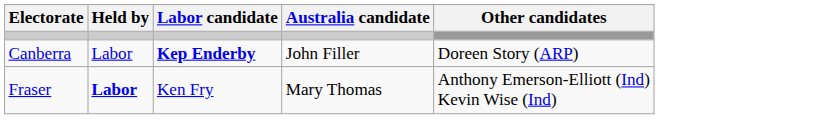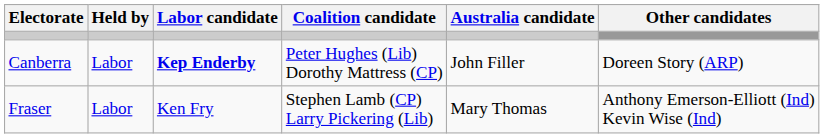+ column: (364, 18)
(114, 89) bold -> (112, 109) normal
